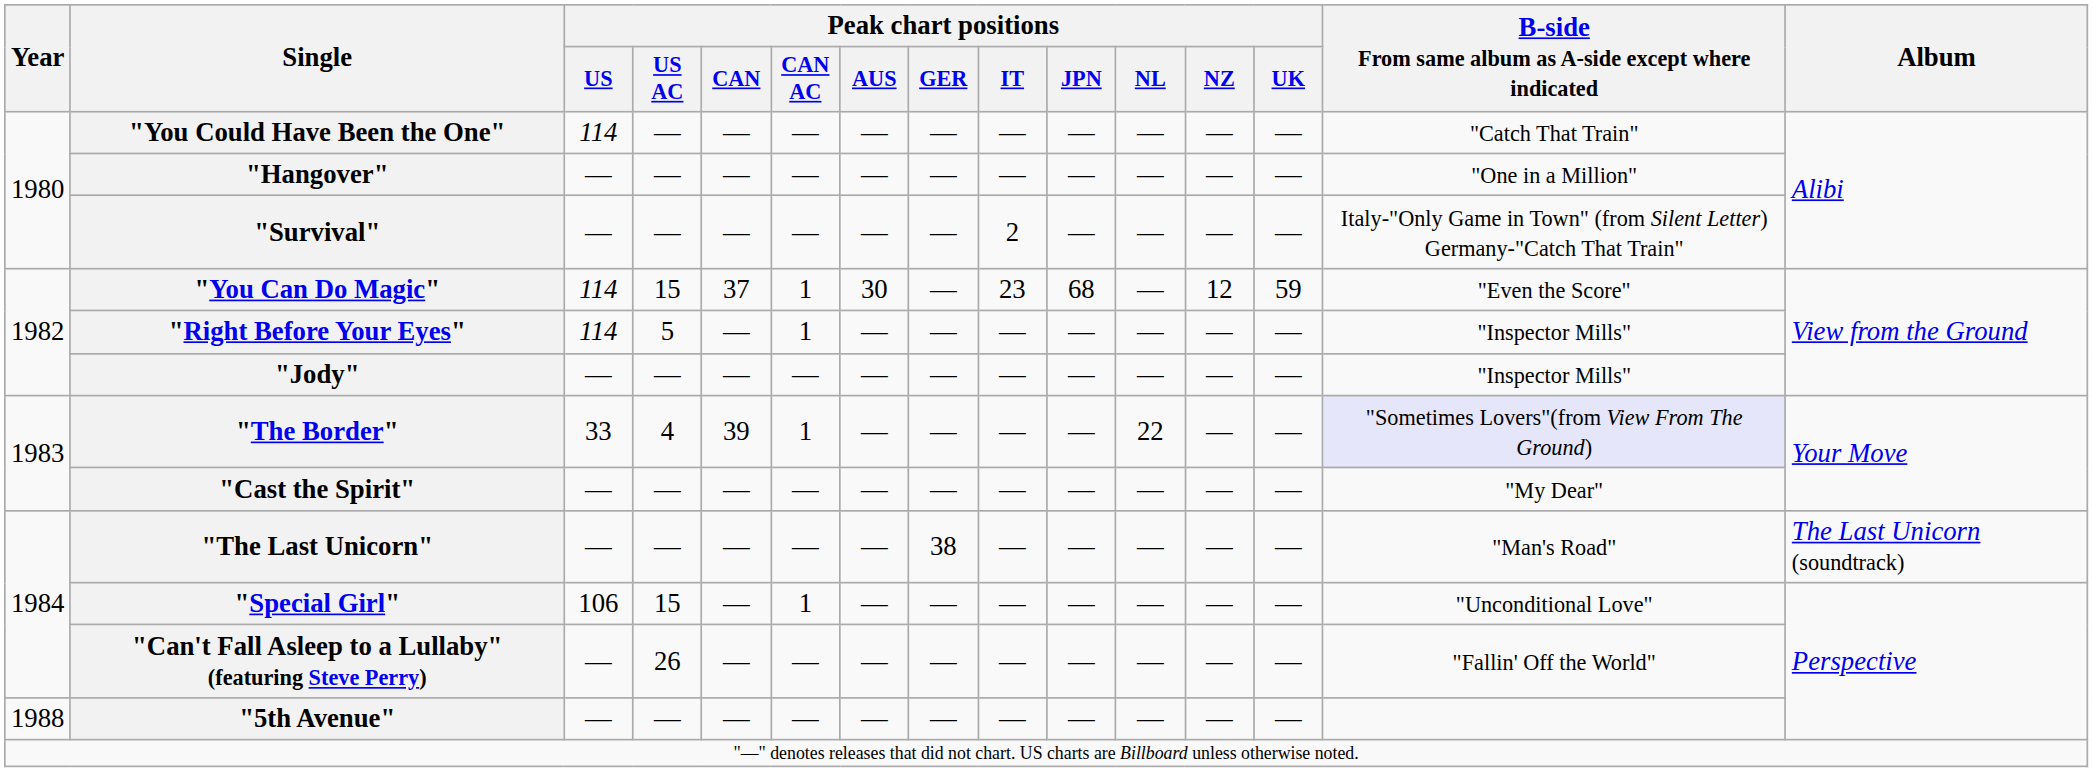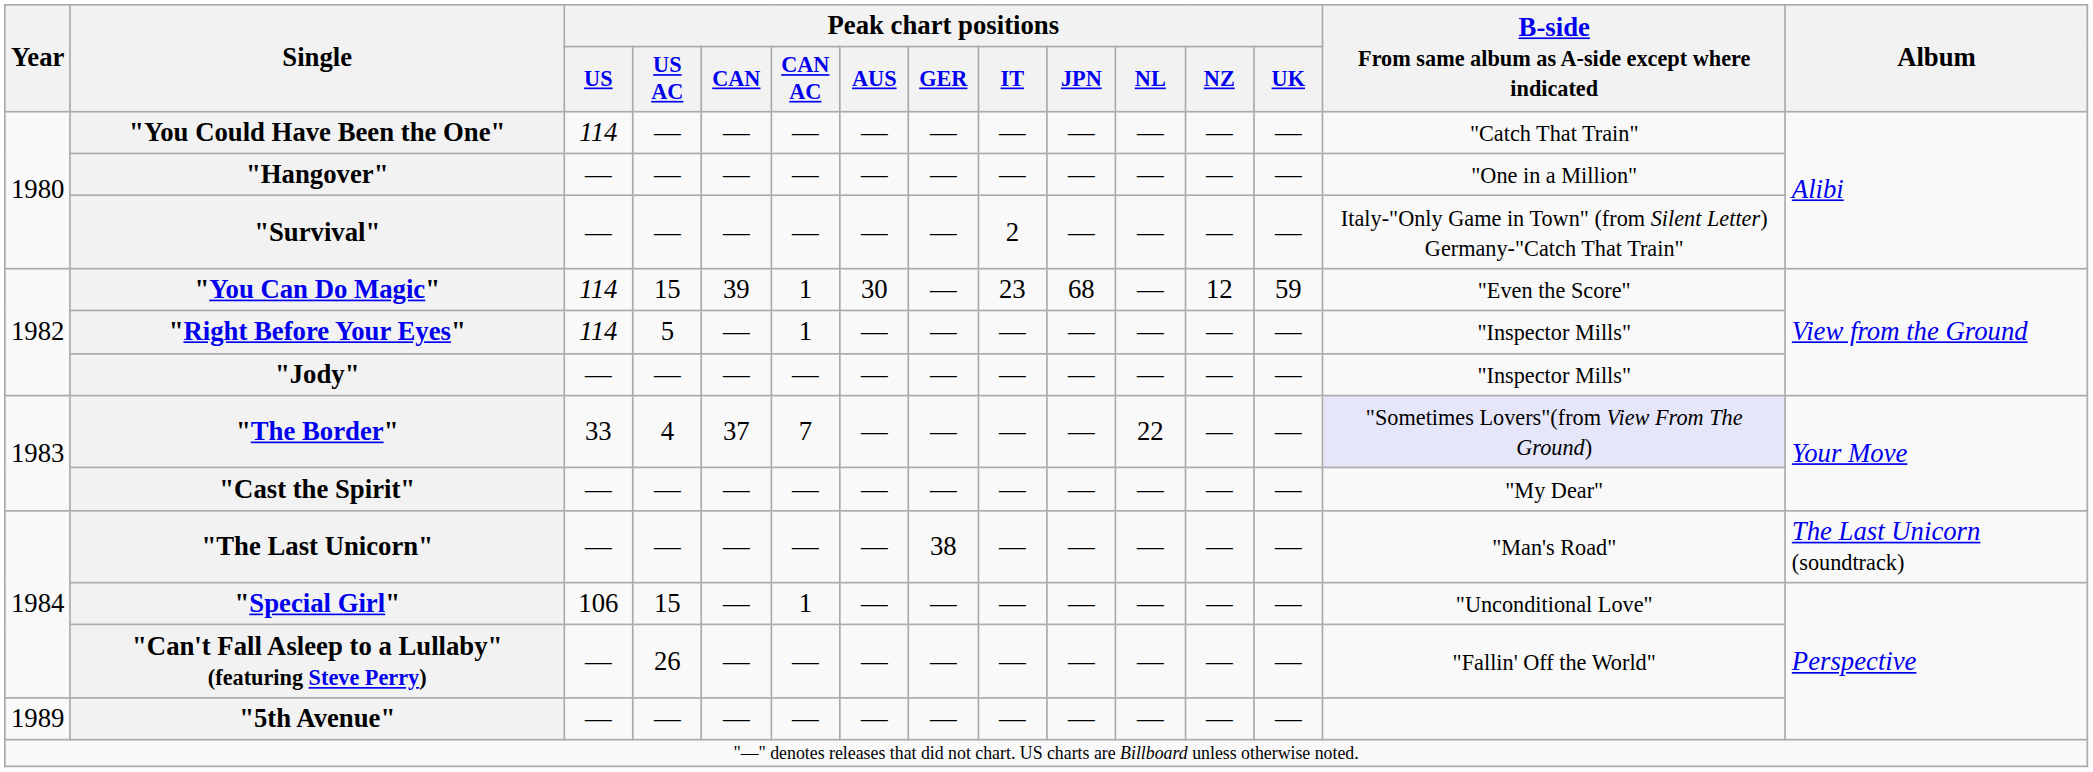(736, 289) 37 -> (736, 289) 39
(736, 431) 39 -> (736, 431) 37
(805, 431) 1 -> (805, 431) 7
(38, 718) 1988 -> (38, 718) 1989
